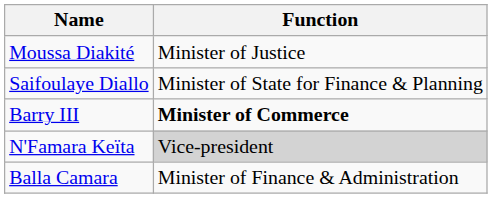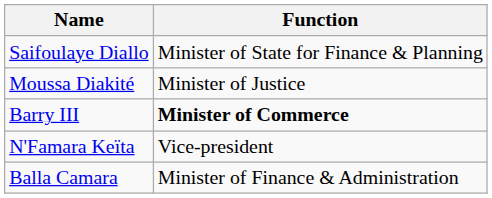rows swapped: (79, 83) <-> (72, 51)
(216, 146) lightgrey background -> (216, 146) no background
